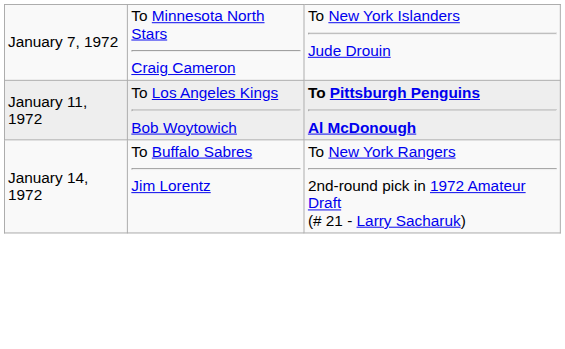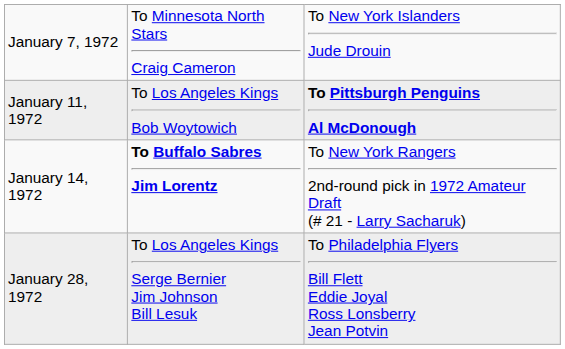(216, 169) normal -> (216, 169) bold
+ row: (48, 288)
